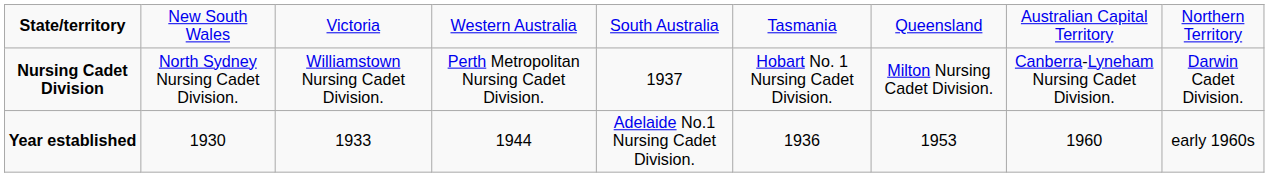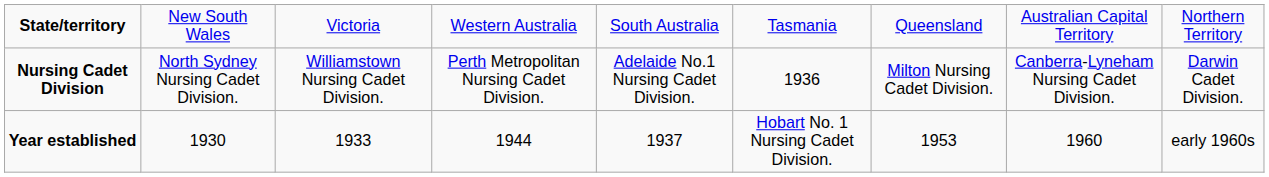(664, 79) 1937 -> (664, 79) Adelaide No.1 Nursing Cadet Division.
(802, 79) Hobart No. 1 Nursing Cadet Division. -> (802, 79) 1936
(664, 141) Adelaide No.1 Nursing Cadet Division. -> (664, 141) 1937
(802, 141) 1936 -> (802, 141) Hobart No. 1 Nursing Cadet Division.
